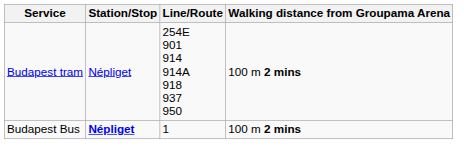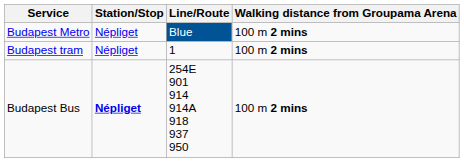+ row: (48, 32)
(176, 71) 254E 901 914 914A 918 937 950 -> (172, 50) 1
(166, 129) 1 -> (183, 108) 254E 901 914 914A 918 937 950
